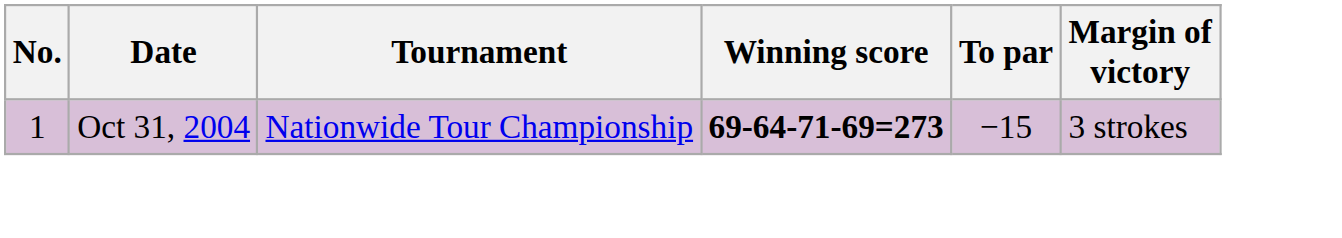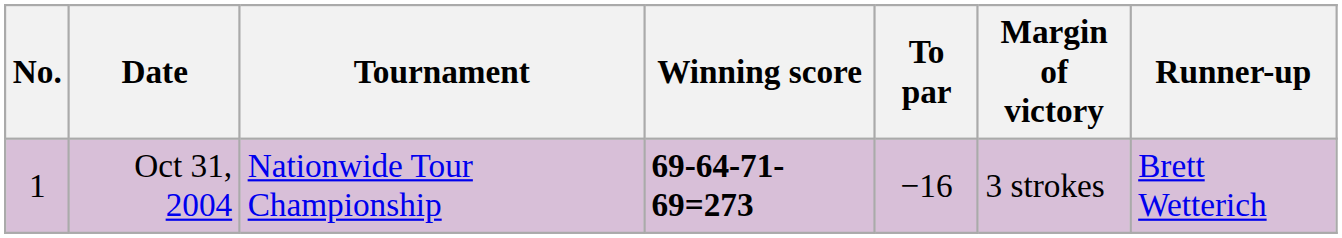+ column: (1233, 71)
(1006, 126) −15 -> (927, 185) −16
